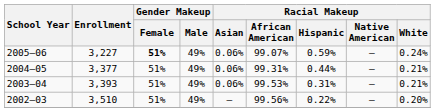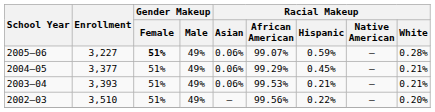(414, 54) 0.24% -> (414, 54) 0.28%
(271, 69) 99.31% -> (271, 69) 99.29%
(321, 69) 0.44% -> (321, 69) 0.45%
(321, 85) 0.31% -> (321, 85) 0.21%
